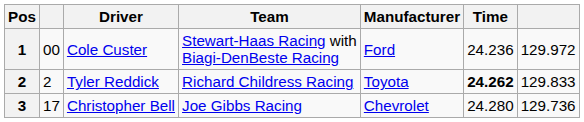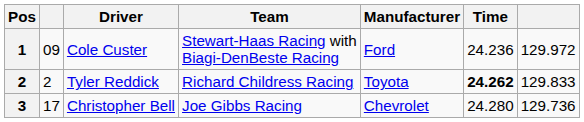(51, 49) 00 -> (51, 49) 09
